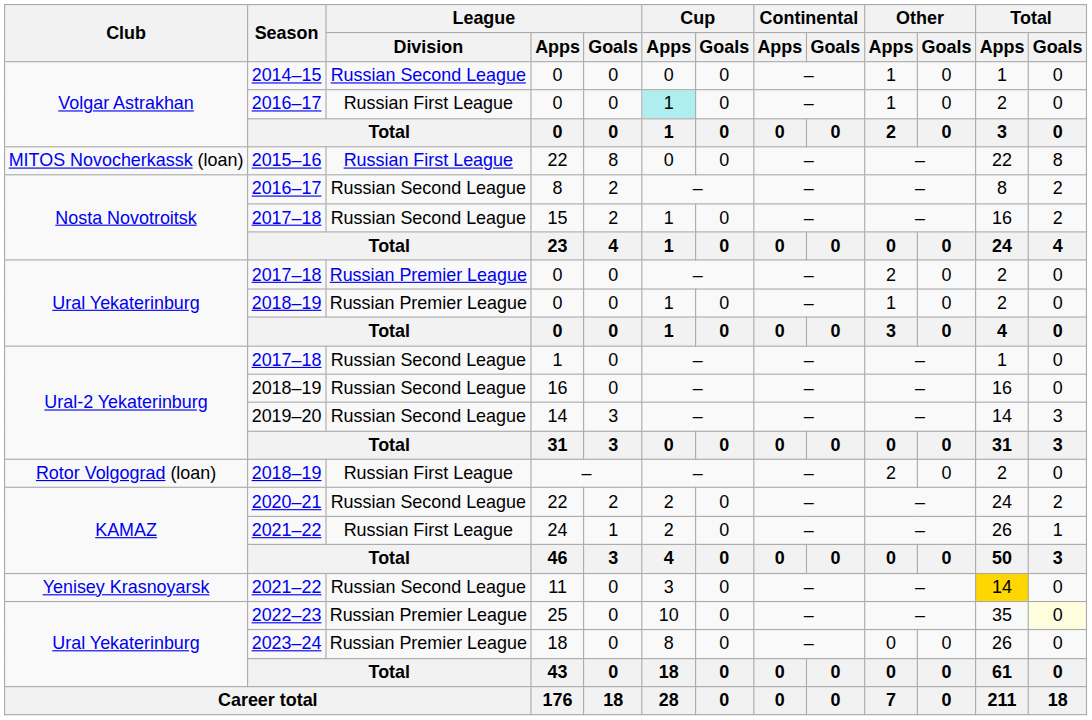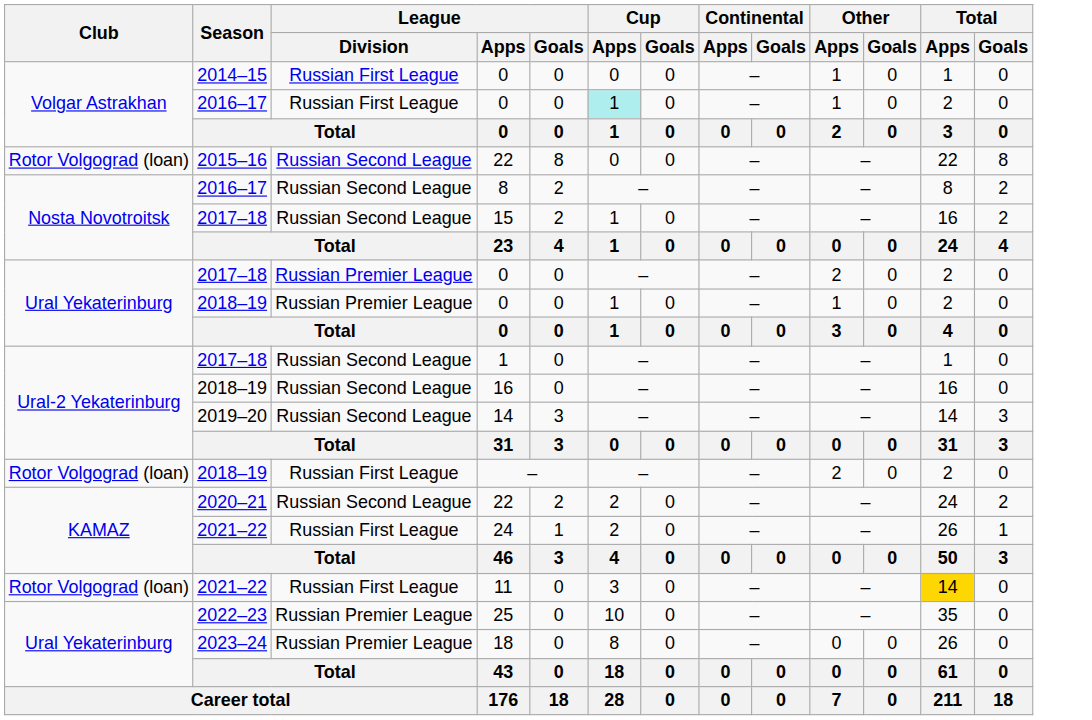(428, 75) Russian Second League -> (374, 75) Russian First League
(126, 160) MITOS Novocherkassk (loan) -> (99, 160) Rotor Volgograd (loan)
(428, 160) Russian First League -> (374, 160) Russian Second League
(126, 587) Yenisey Krasnoyarsk -> (99, 587) Rotor Volgograd (loan)
(428, 587) Russian Second League -> (374, 587) Russian First League
(1058, 615) lightyellow background -> (1003, 615) no background
